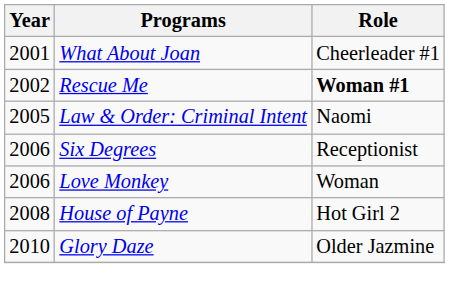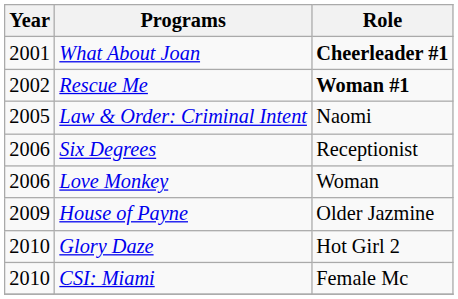(378, 52) normal -> (382, 52) bold
(30, 213) 2008 -> (30, 213) 2009
(358, 213) Hot Girl 2 -> (375, 213) Older Jazmine
(375, 246) Older Jazmine -> (358, 246) Hot Girl 2
+ row: (107, 278)
